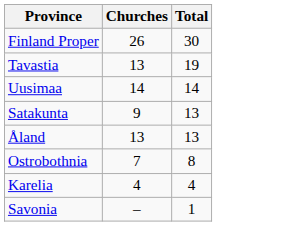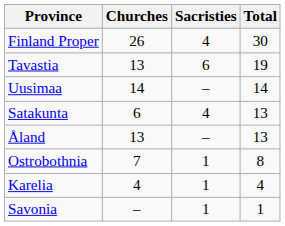+ column: (206, 16)
(137, 112) 9 -> (137, 112) 6
